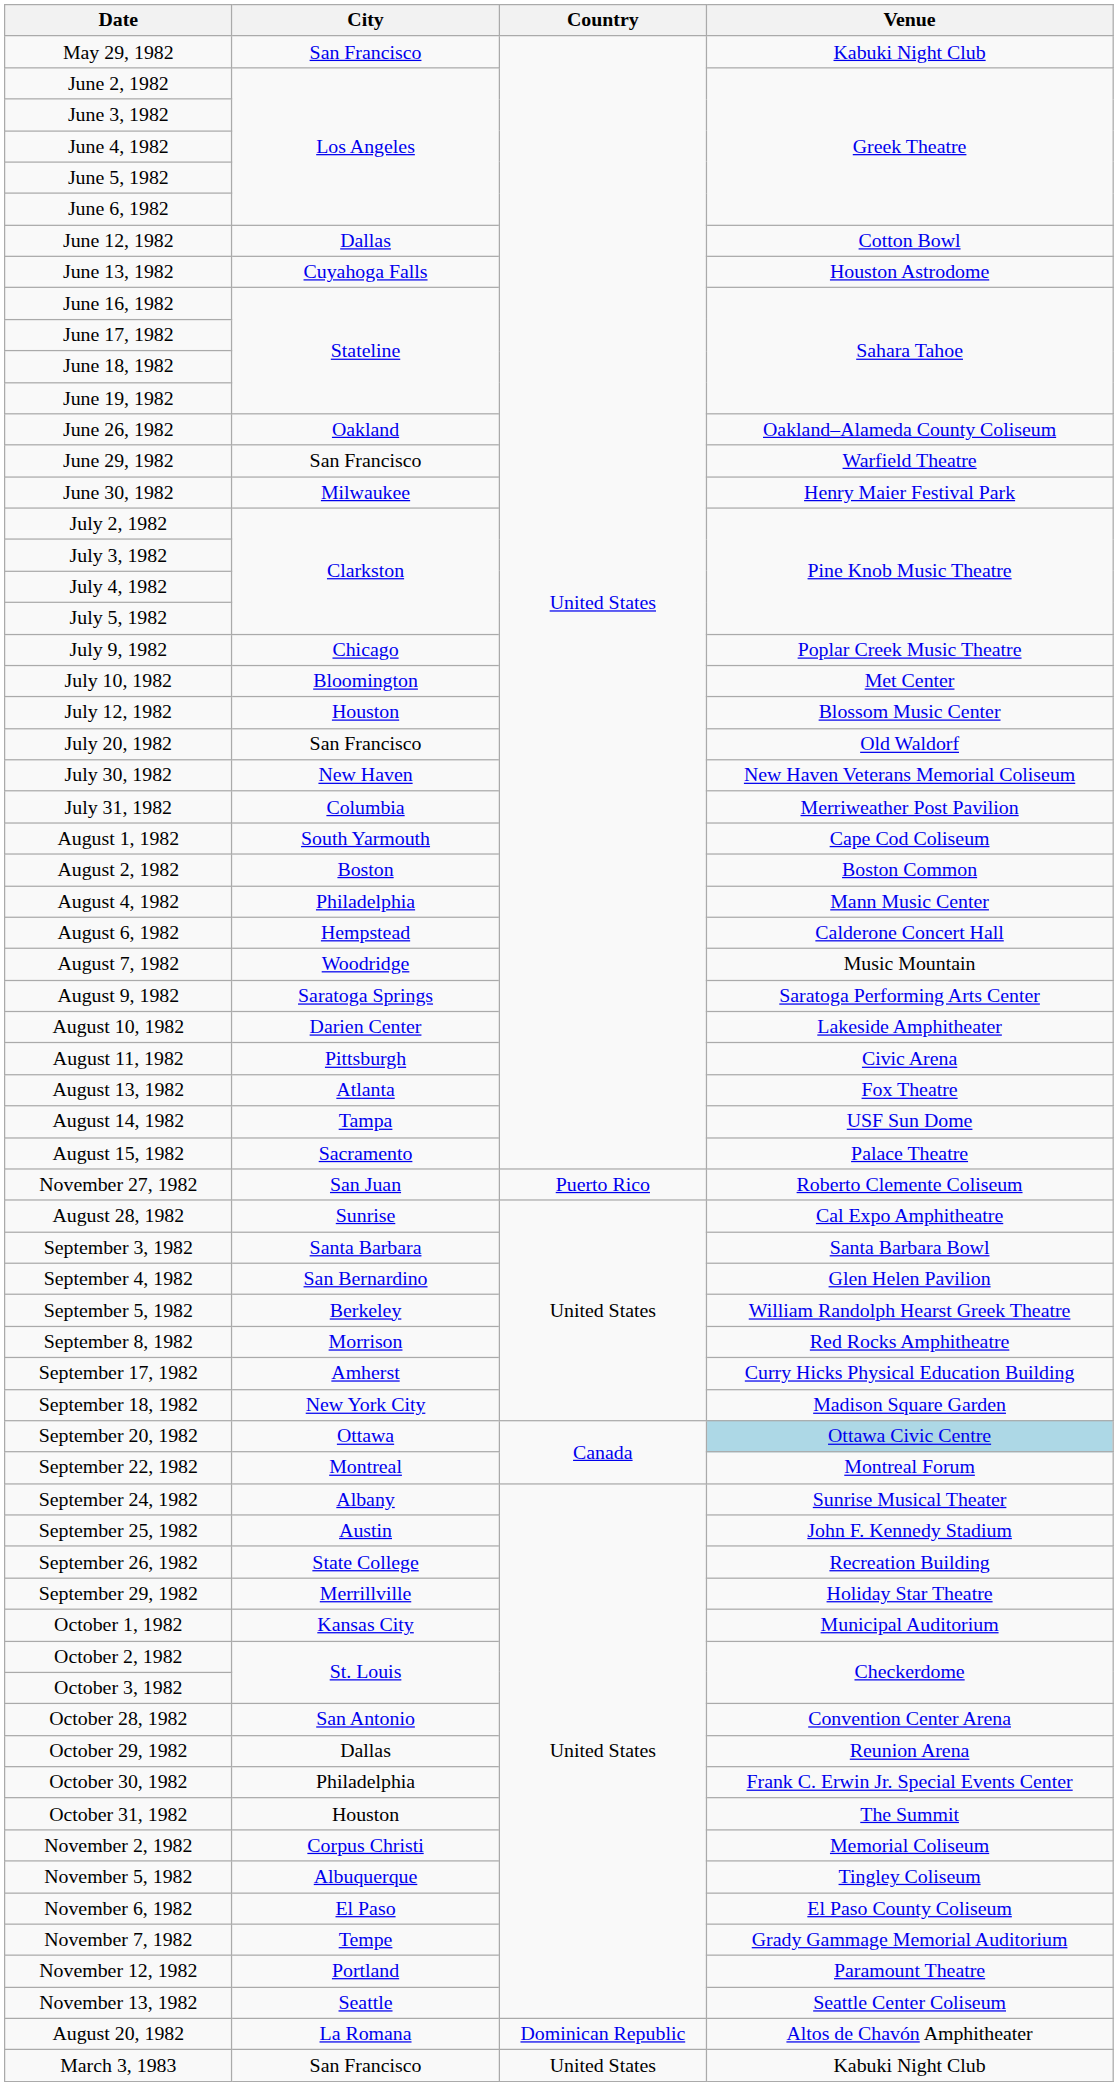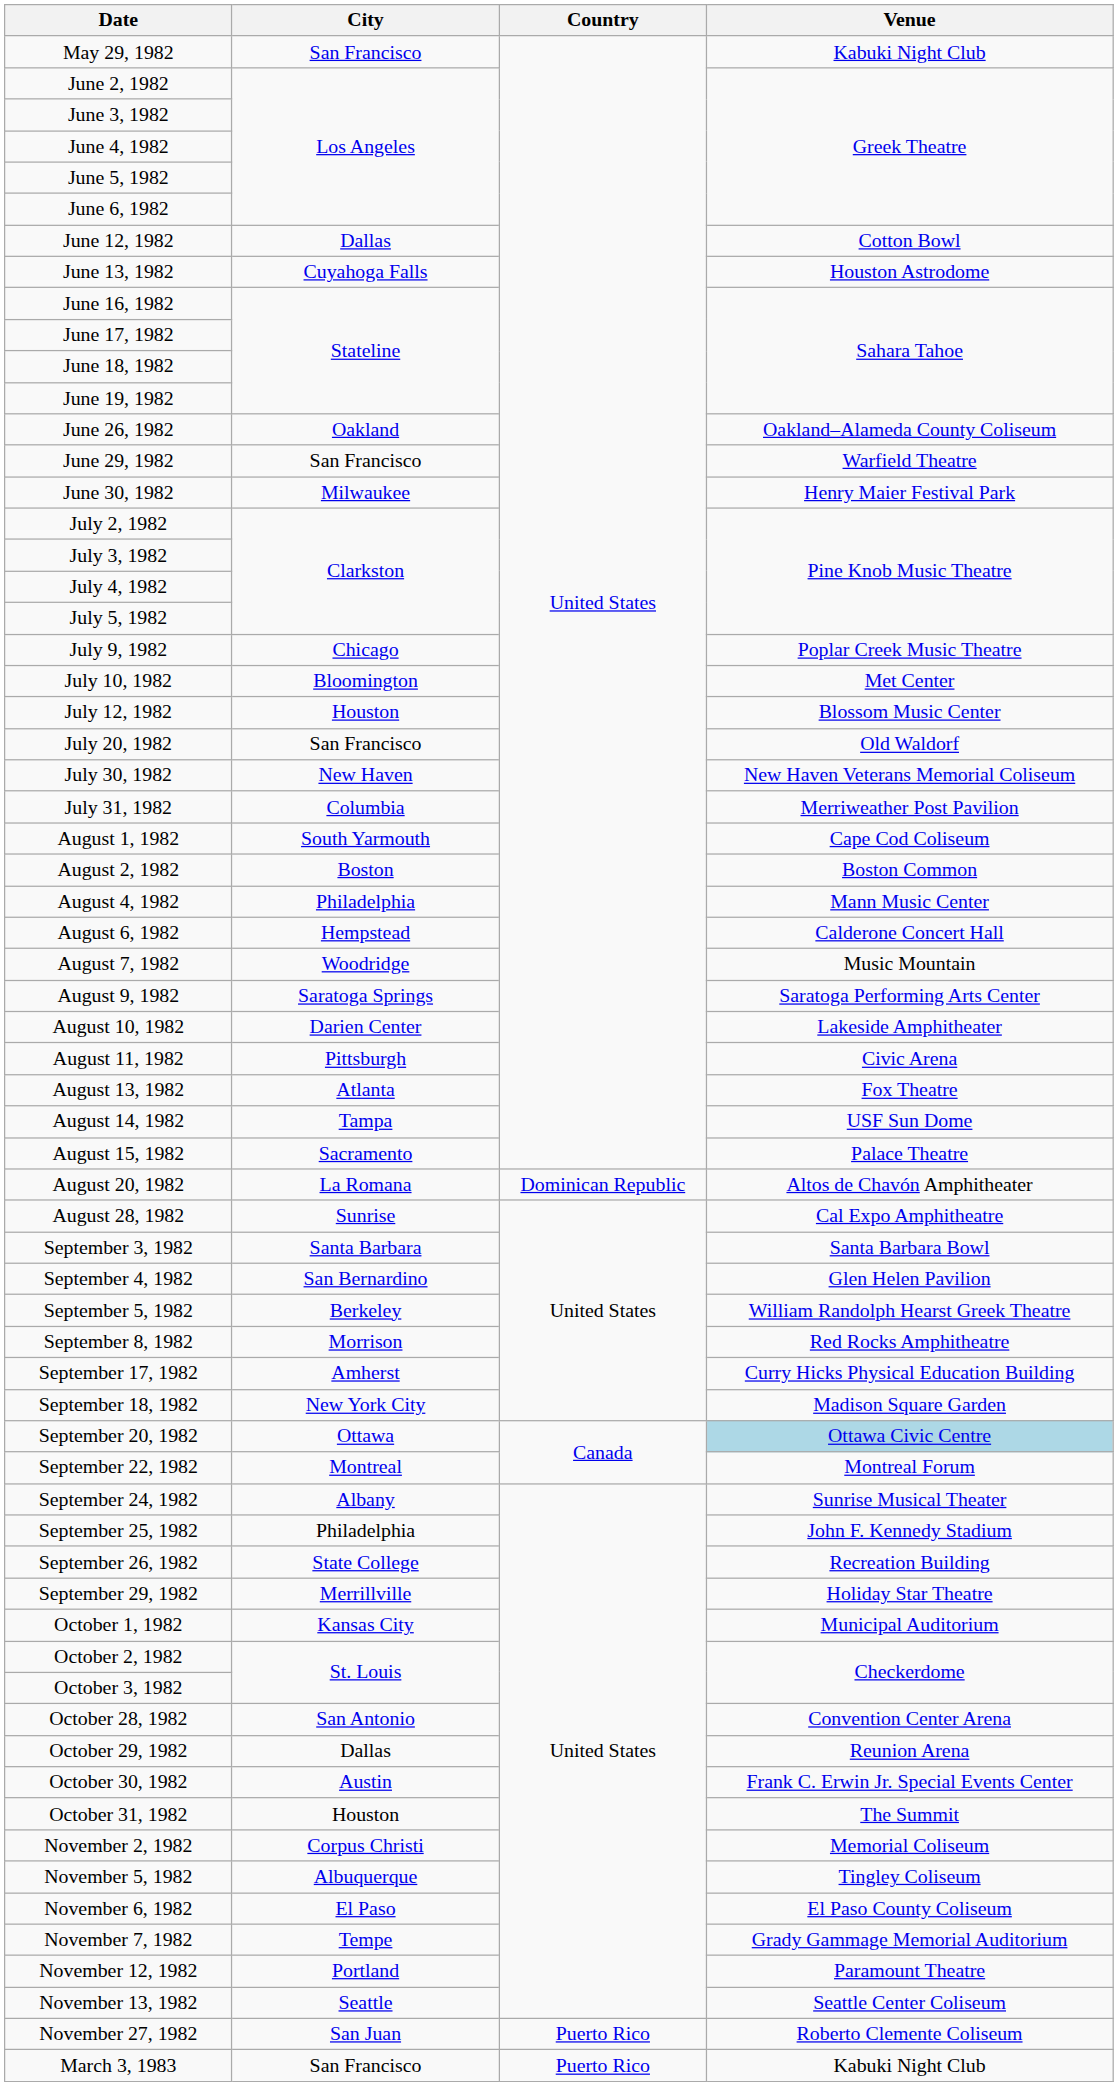rows swapped: (118, 2033) <-> (118, 1184)
(366, 1530) Austin -> (366, 1530) Philadelphia
(366, 1782) Philadelphia -> (366, 1782) Austin
(603, 2065) United States -> (603, 2065) Puerto Rico
